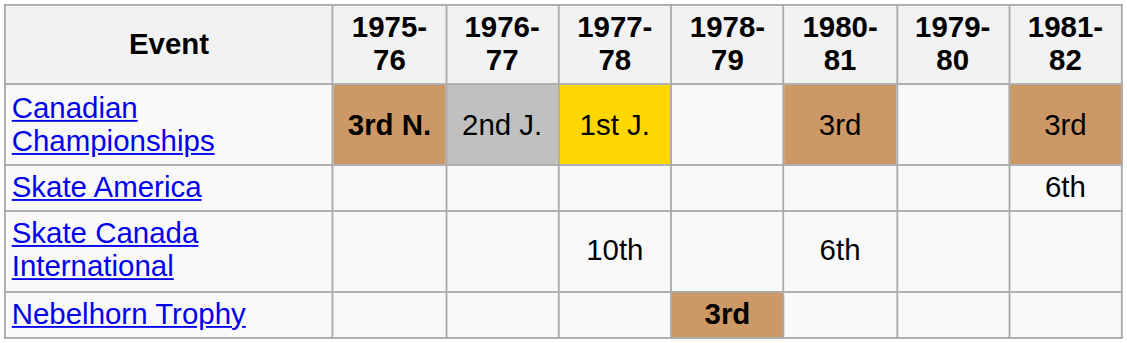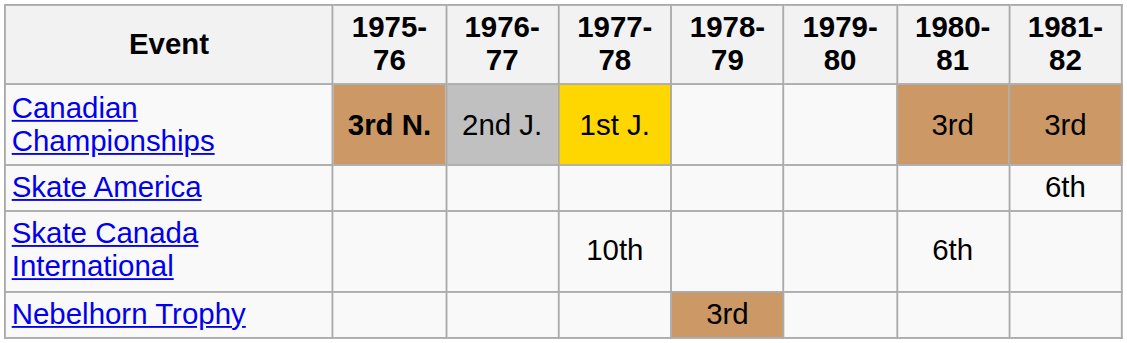columns swapped: (953, 44) <-> (840, 44)
(727, 313) bold -> (727, 313) normal
